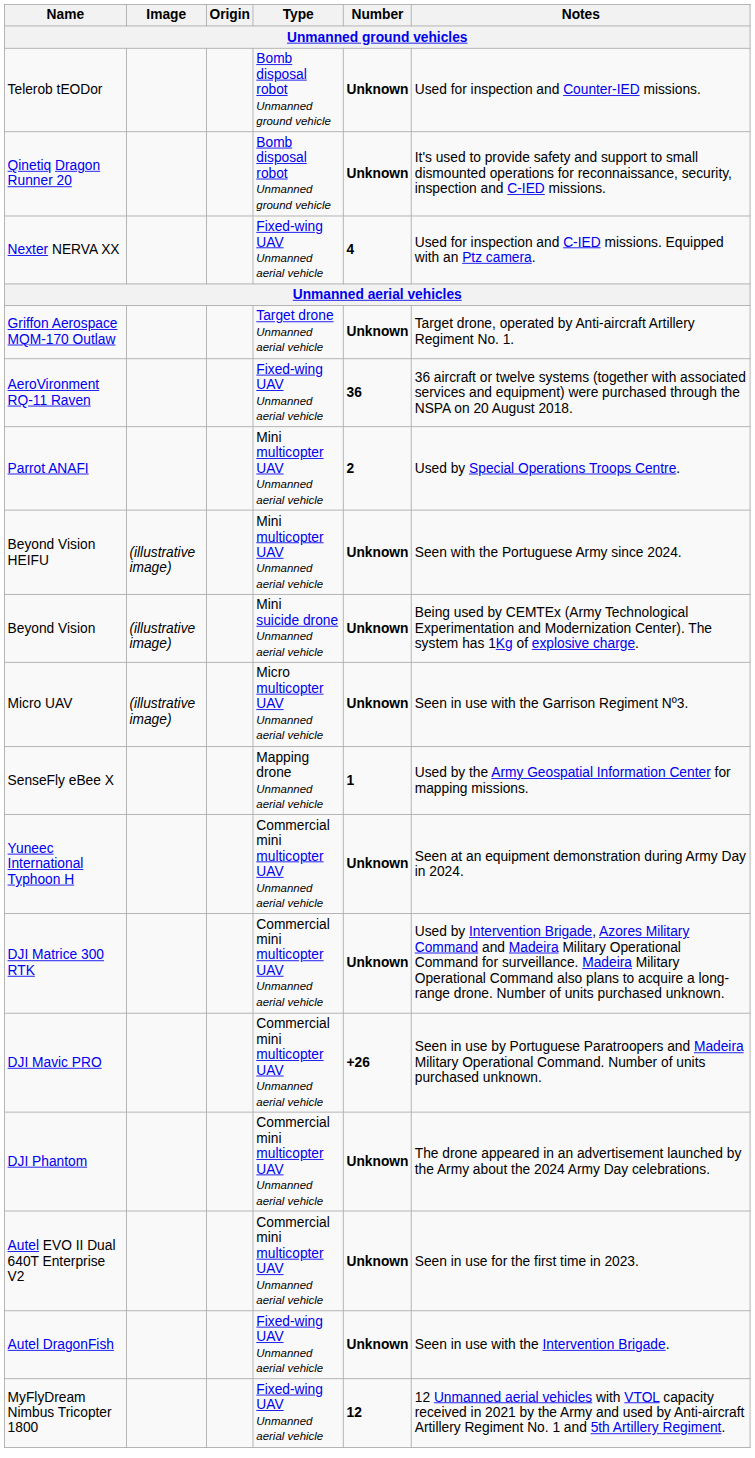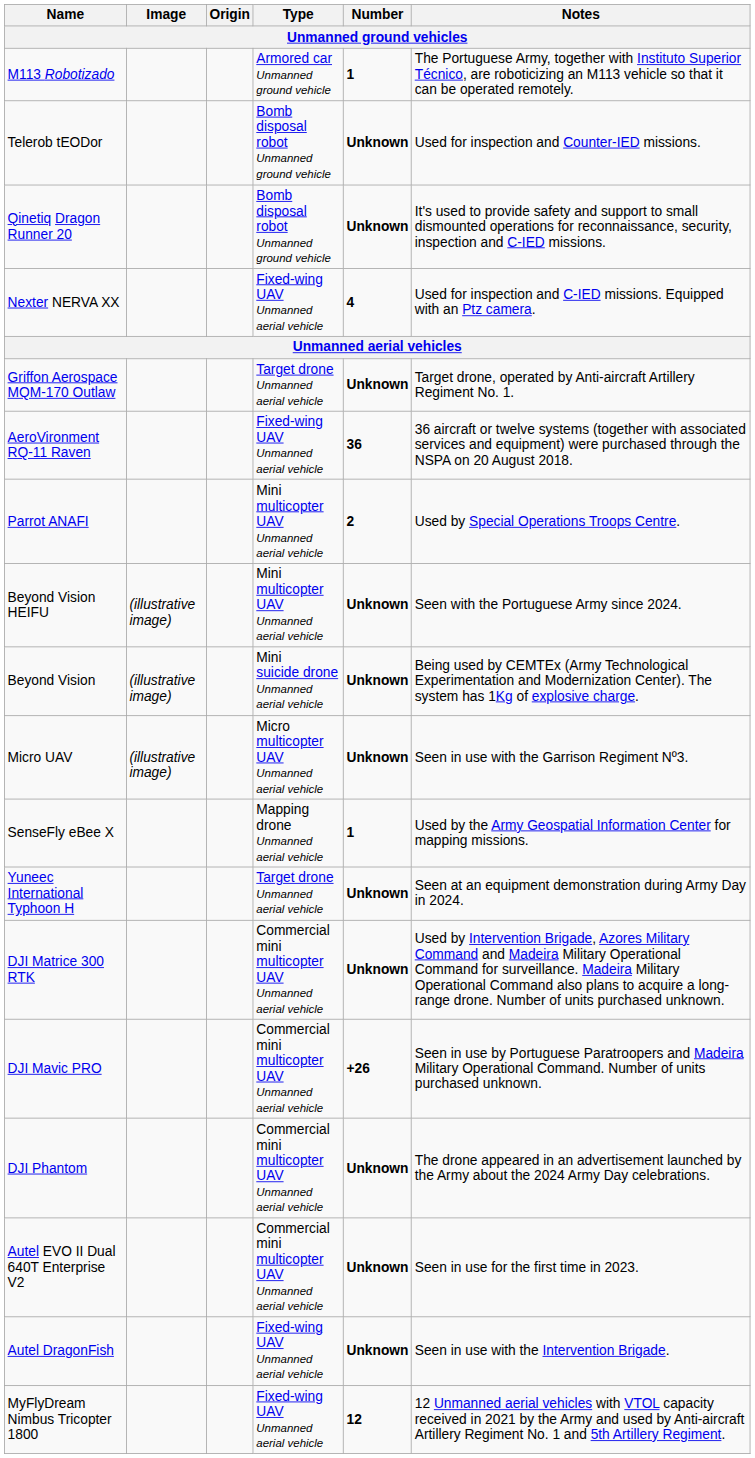+ row: (61, 74)
(293, 864) Commercial mini multicopter UAV Unmanned aerial vehicle -> (295, 893) Target drone Unmanned aerial vehicle
